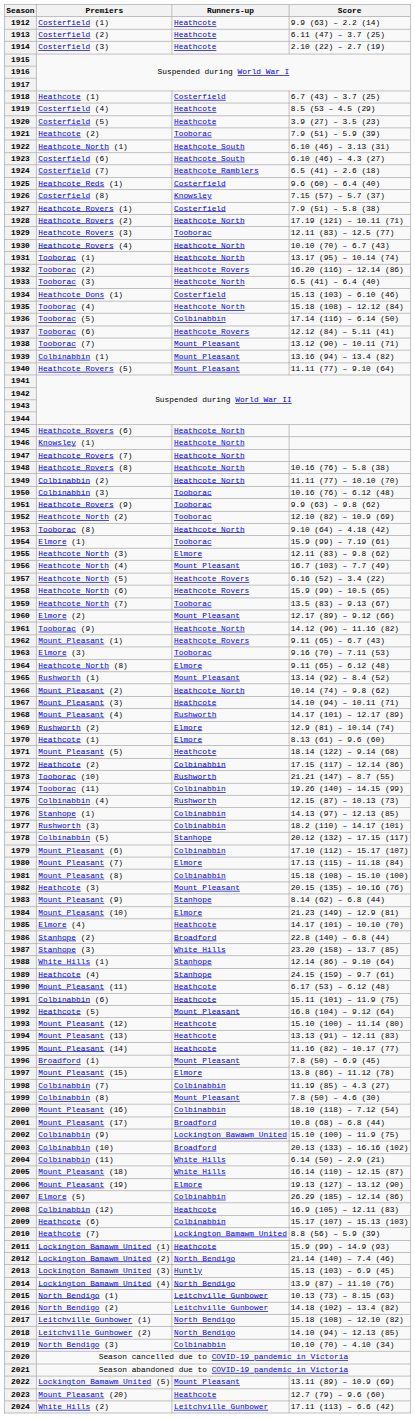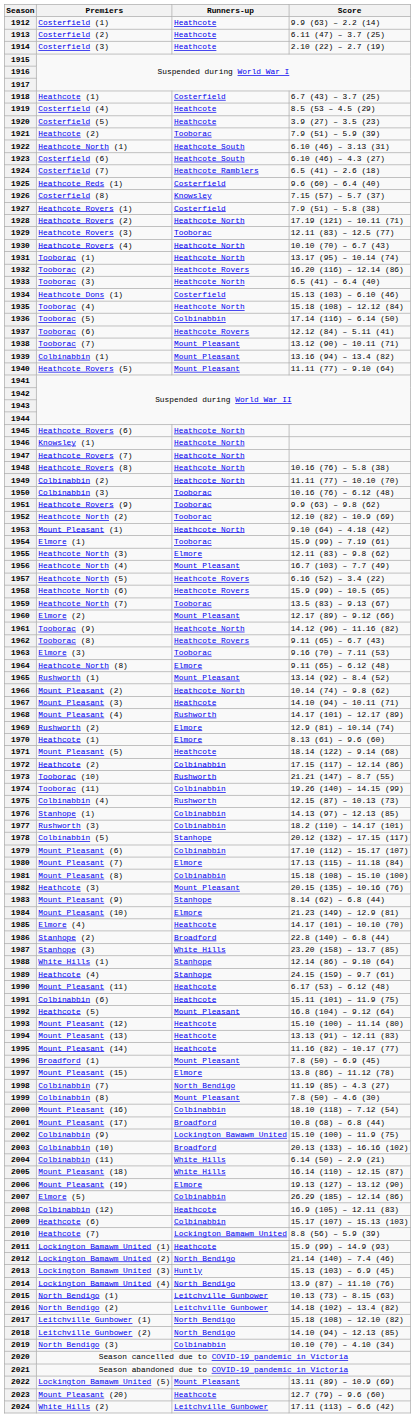(67, 530) Tooborac (8) -> (81, 530) Mount Pleasant (1)
(81, 641) Mount Pleasant (1) -> (67, 641) Tooborac (8)
(200, 1086) Colbinabbin -> (205, 1086) North Bendigo
